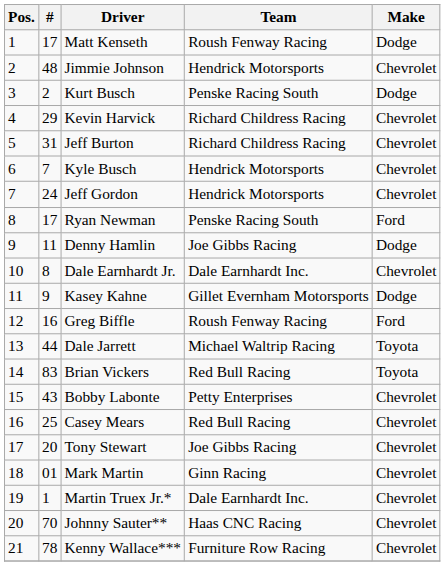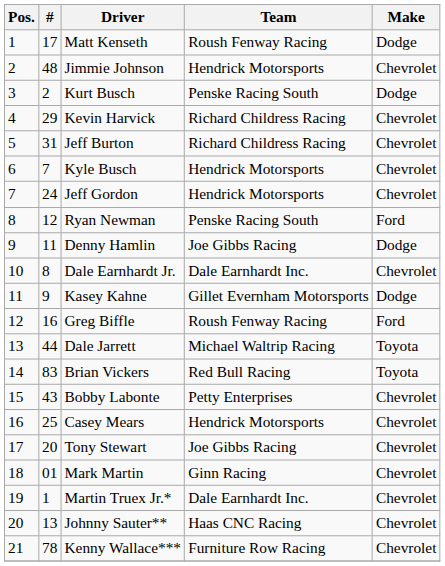(50, 219) 17 -> (50, 219) 12
(239, 422) Red Bull Racing -> (256, 422) Hendrick Motorsports
(50, 523) 70 -> (50, 523) 13
